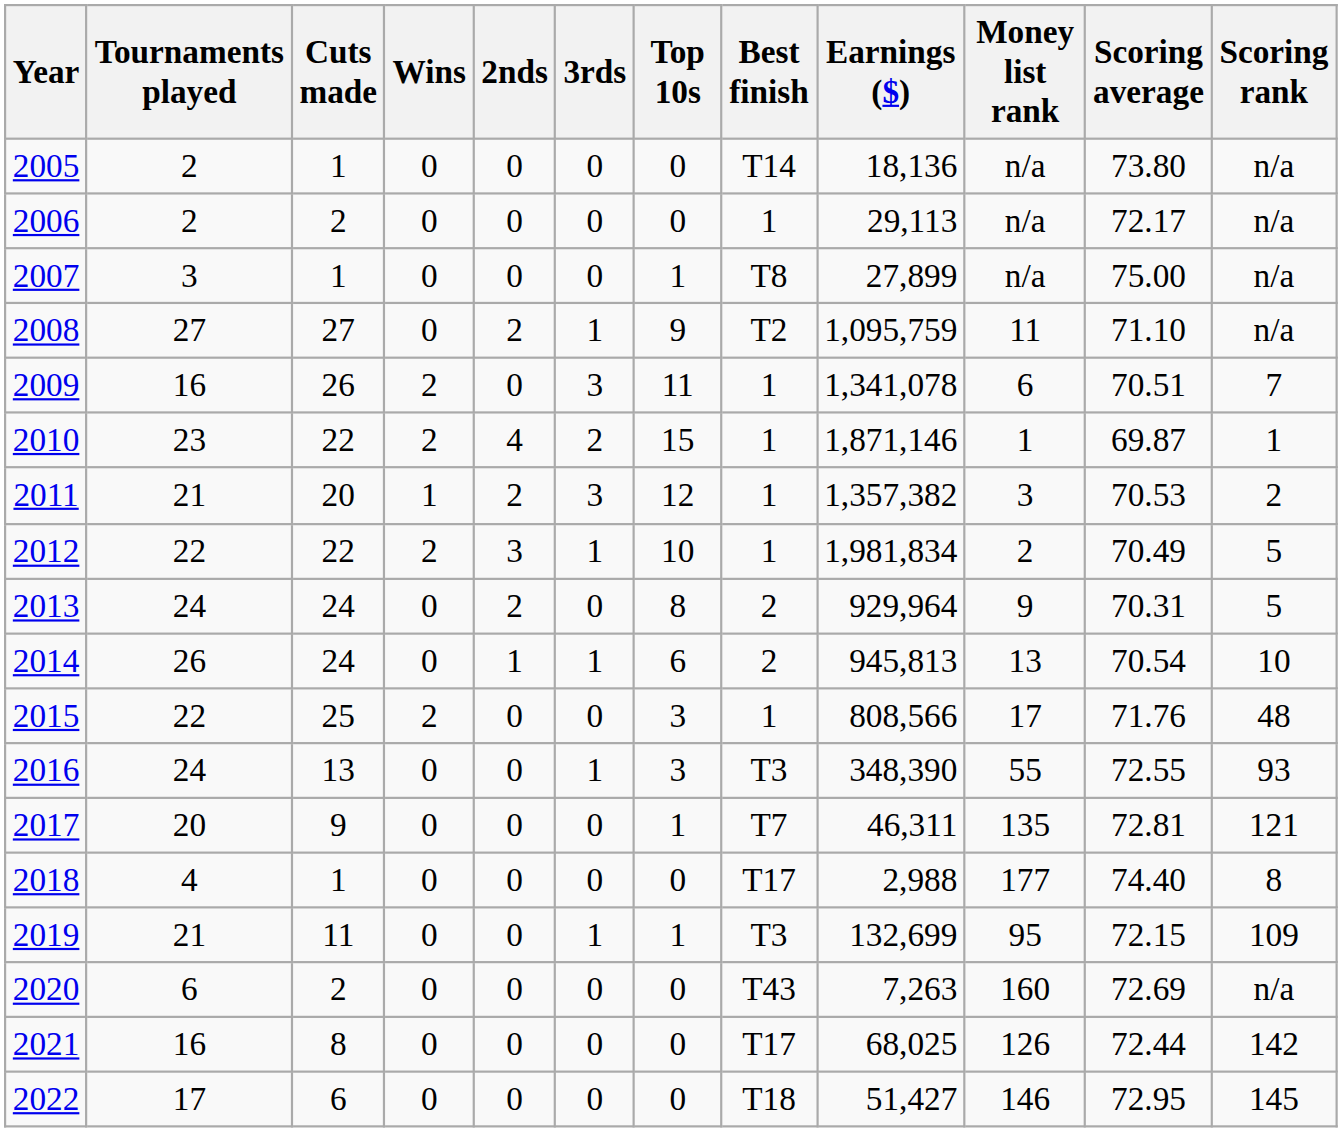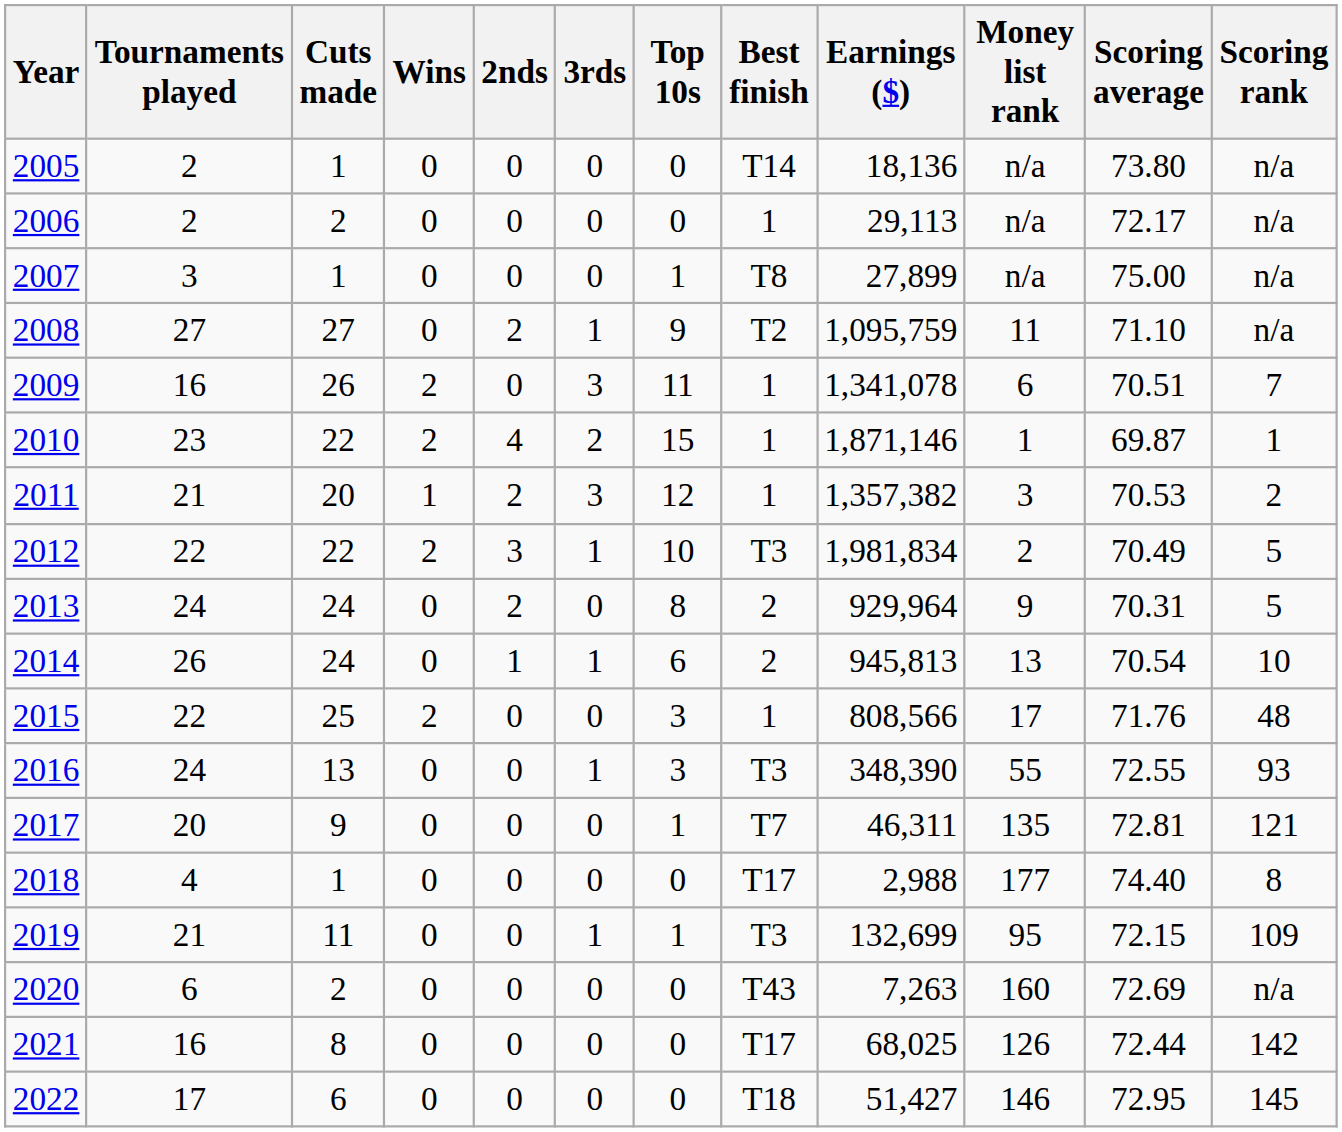(769, 550) 1 -> (769, 550) T3
